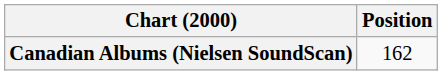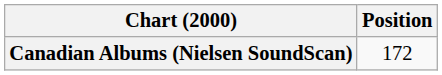(397, 53) 162 -> (397, 53) 172
